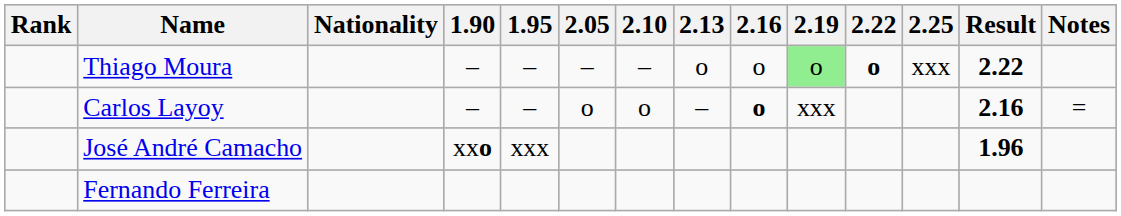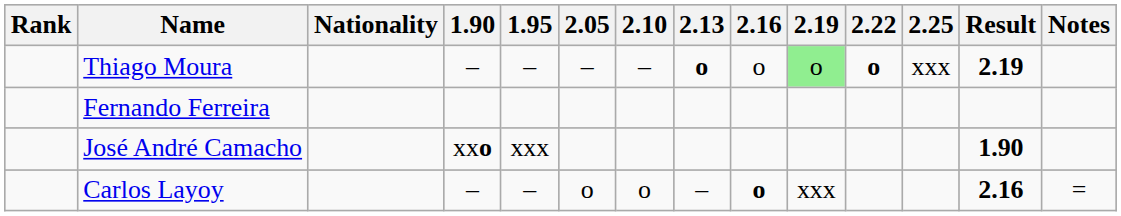(702, 66) normal -> (702, 66) bold
(1001, 66) 2.22 -> (1001, 66) 2.19
rows swapped: (153, 107) <-> (176, 189)
(1001, 148) 1.96 -> (1001, 148) 1.90
